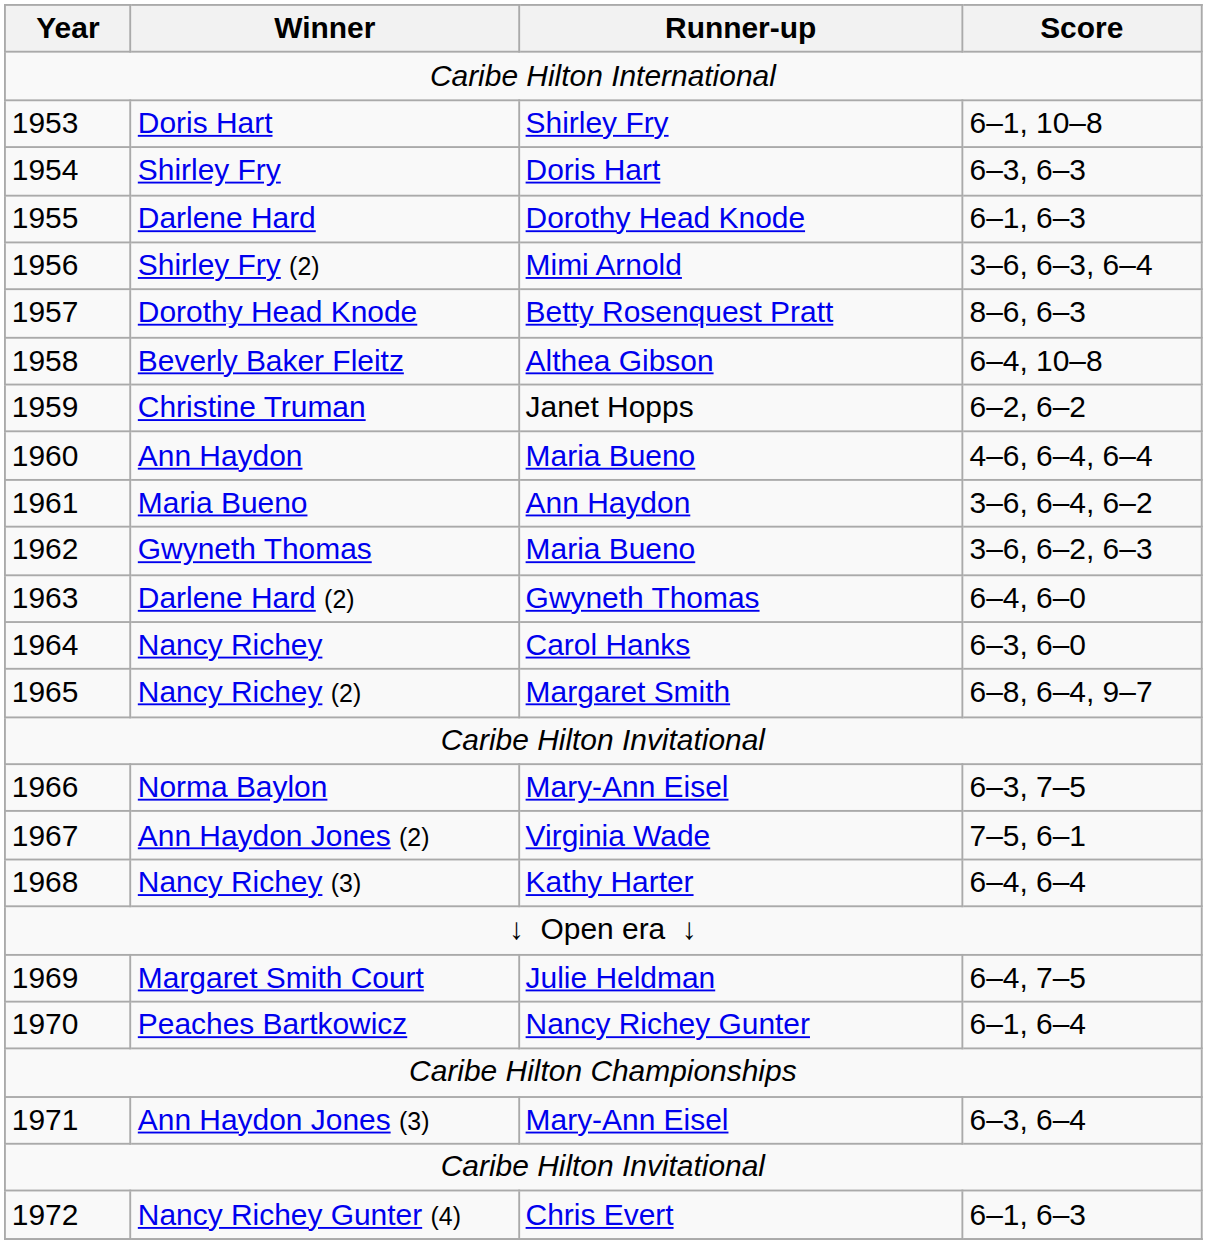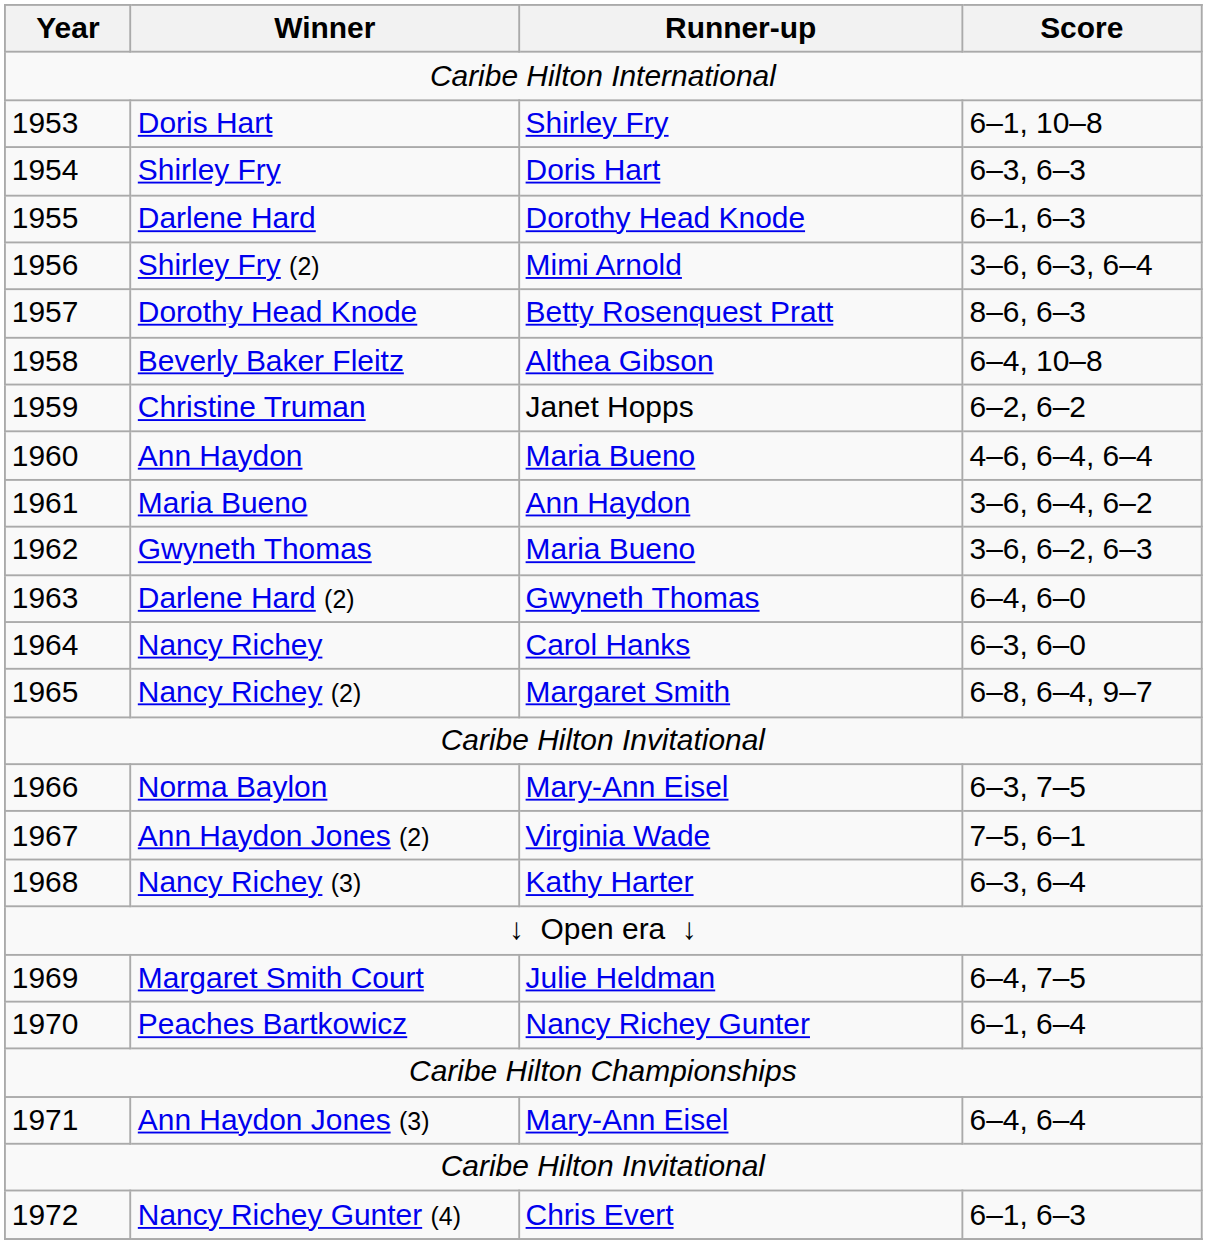(1028, 882) 6–4, 6–4 -> (1028, 882) 6–3, 6–4
(1028, 1119) 6–3, 6–4 -> (1028, 1119) 6–4, 6–4
